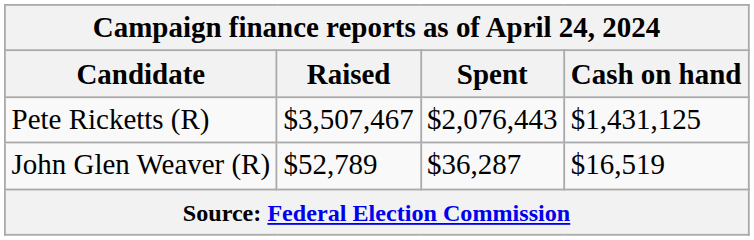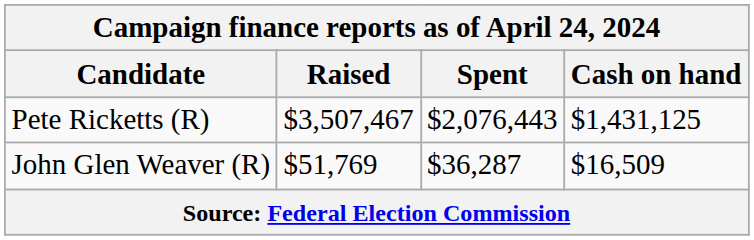(331, 165) $52,789 -> (331, 165) $51,769
(618, 165) $16,519 -> (618, 165) $16,509
